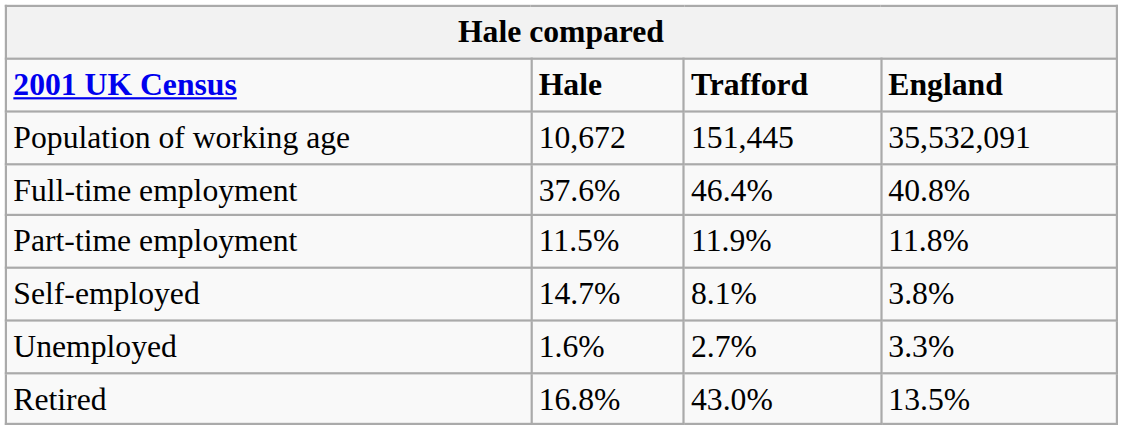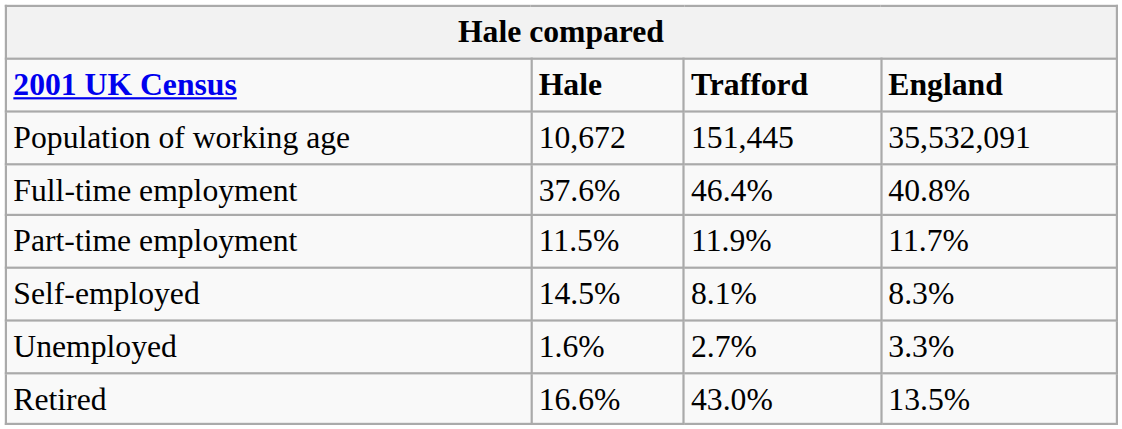(929, 241) 11.8% -> (929, 241) 11.7%
(580, 293) 14.7% -> (580, 293) 14.5%
(921, 293) 3.8% -> (921, 293) 8.3%
(580, 398) 16.8% -> (580, 398) 16.6%
